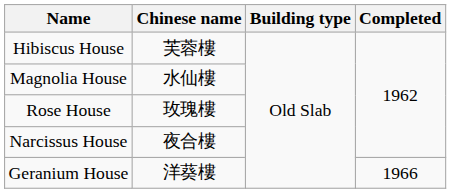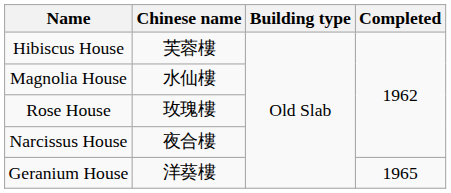(400, 172) 1966 -> (400, 172) 1965
